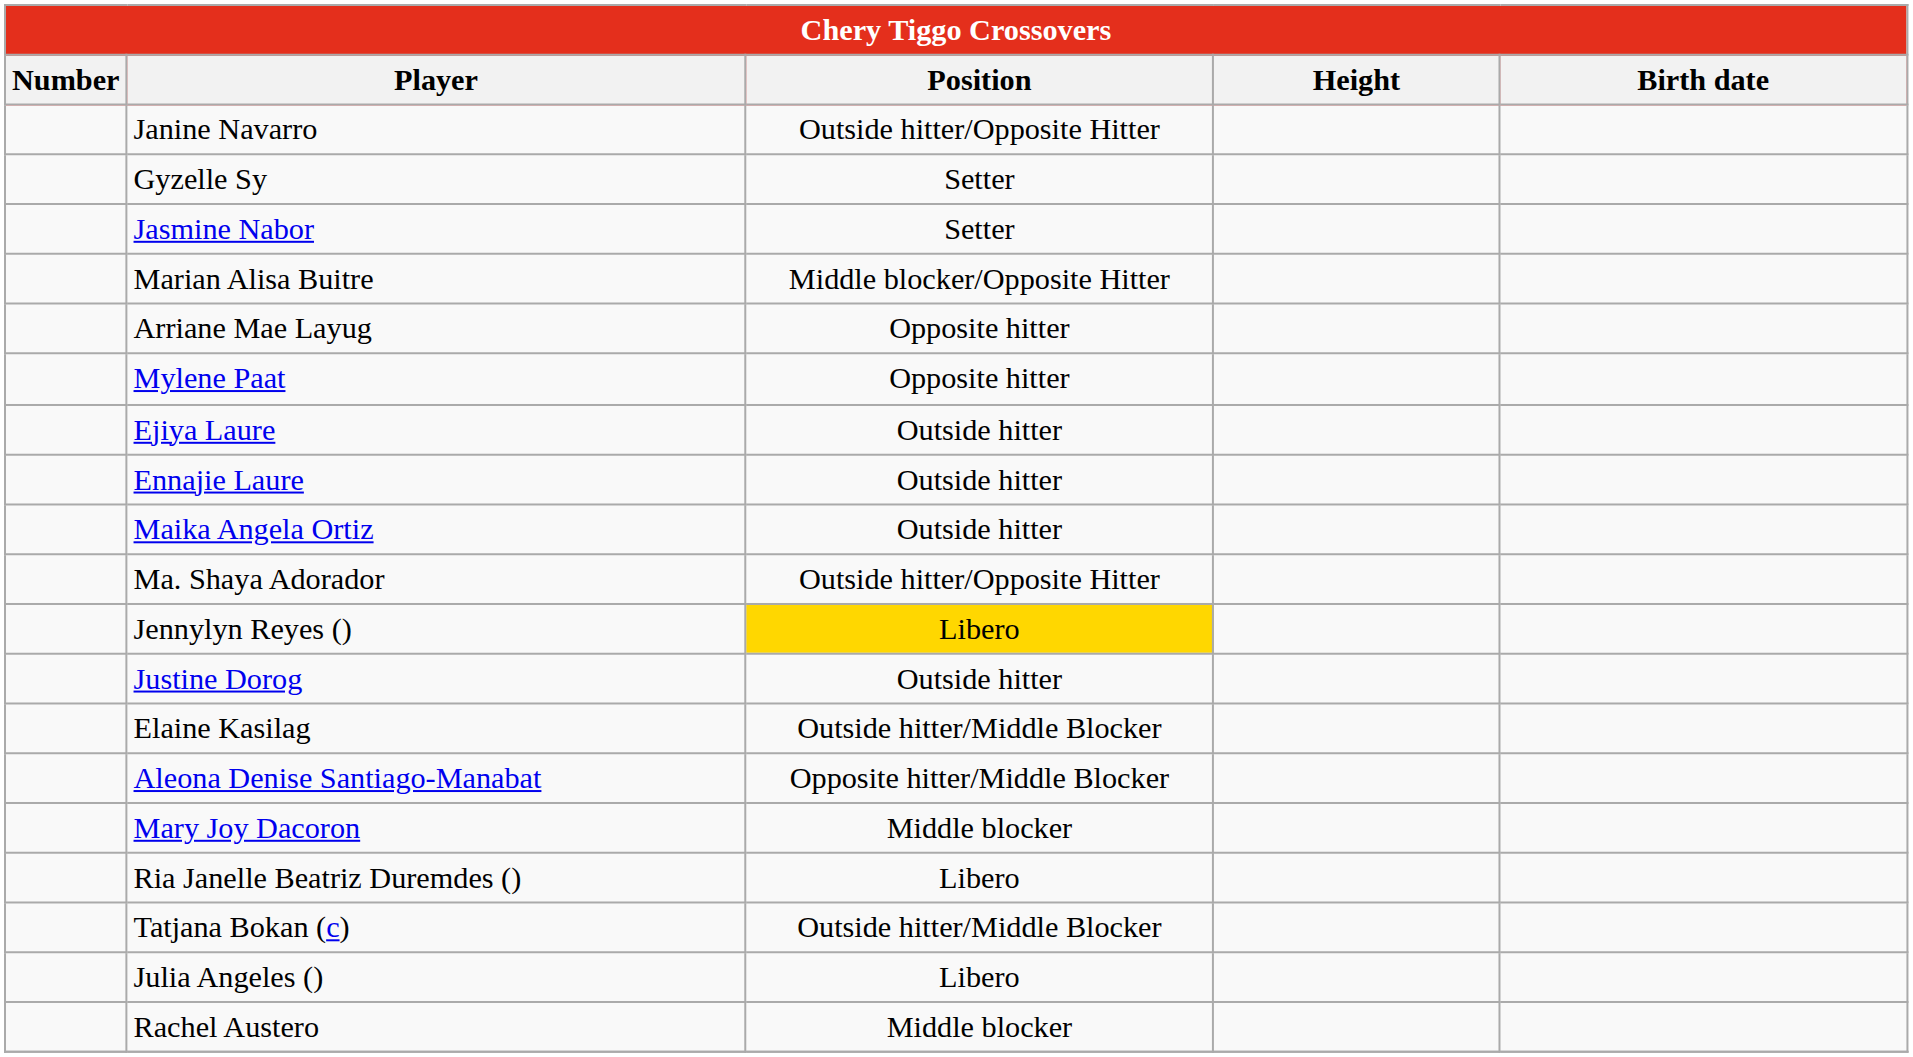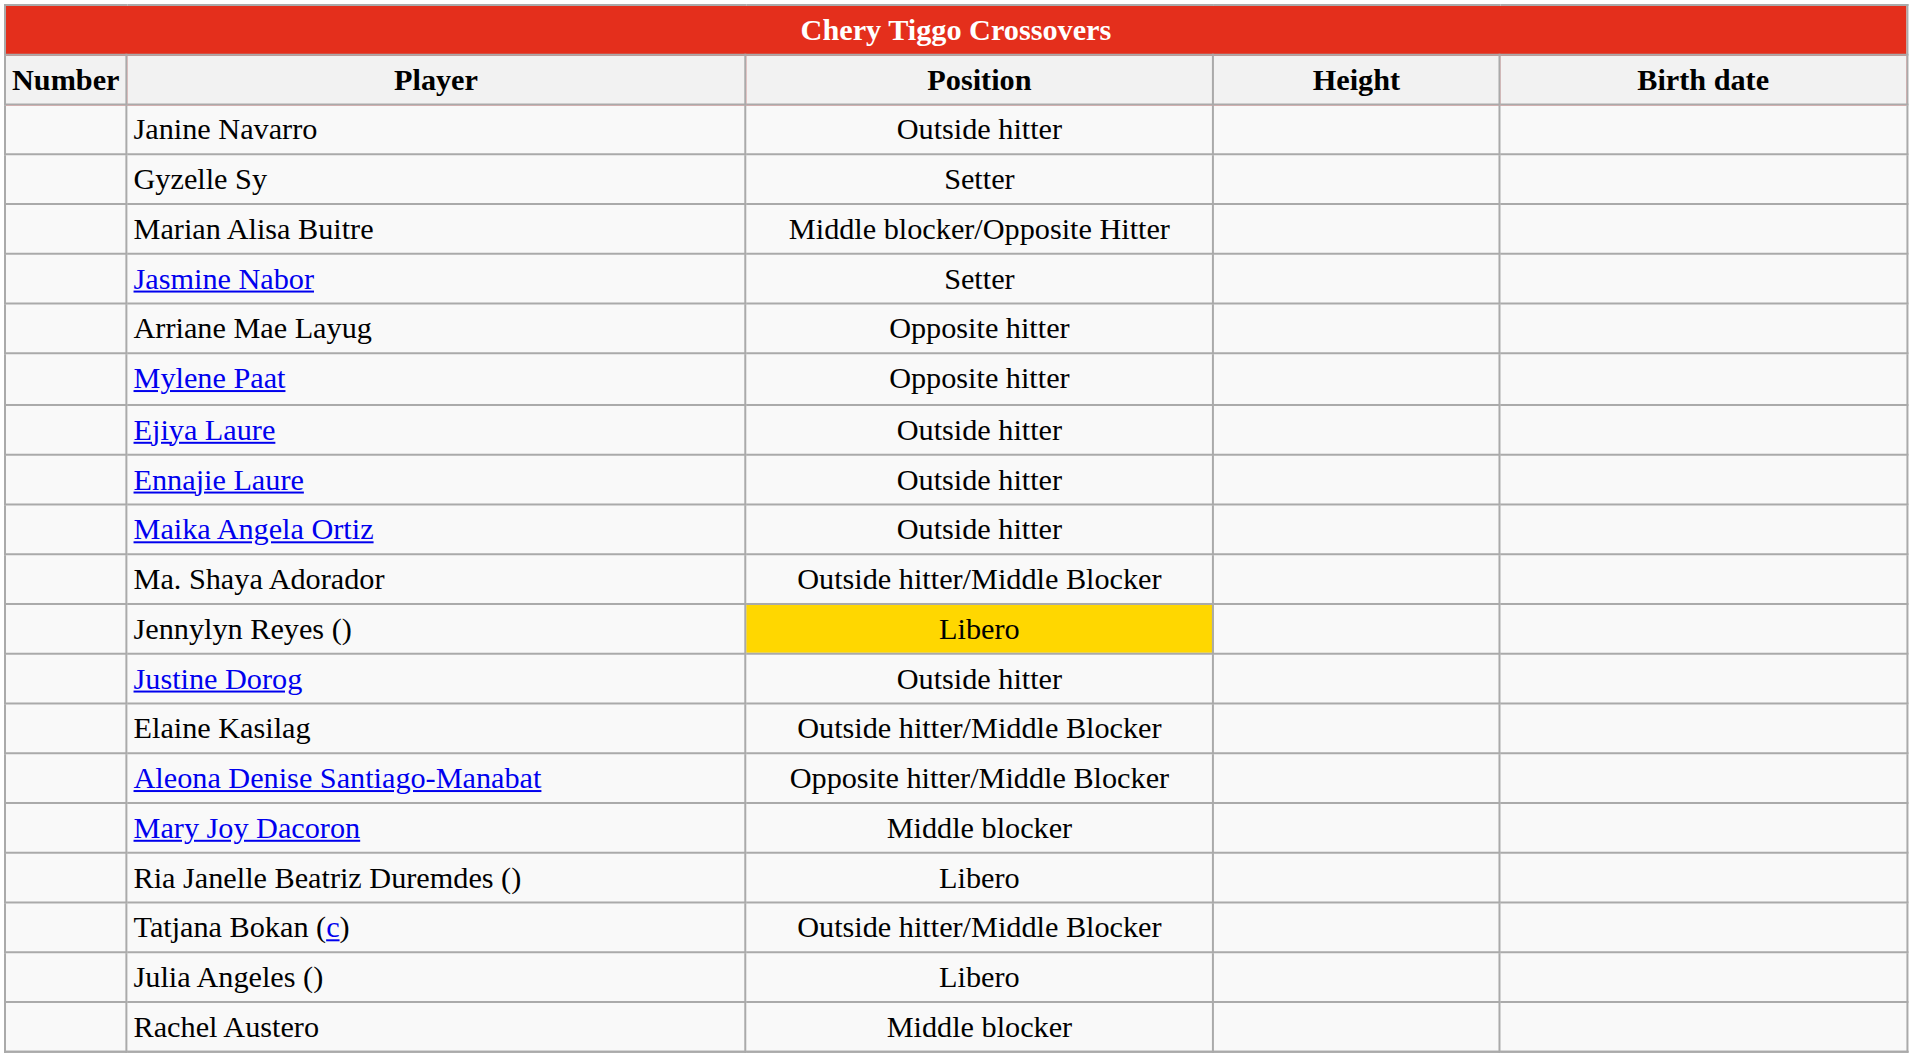(979, 129) Outside hitter/Opposite Hitter -> (979, 129) Outside hitter
rows swapped: (224, 229) <-> (254, 278)
(979, 578) Outside hitter/Opposite Hitter -> (979, 578) Outside hitter/Middle Blocker
